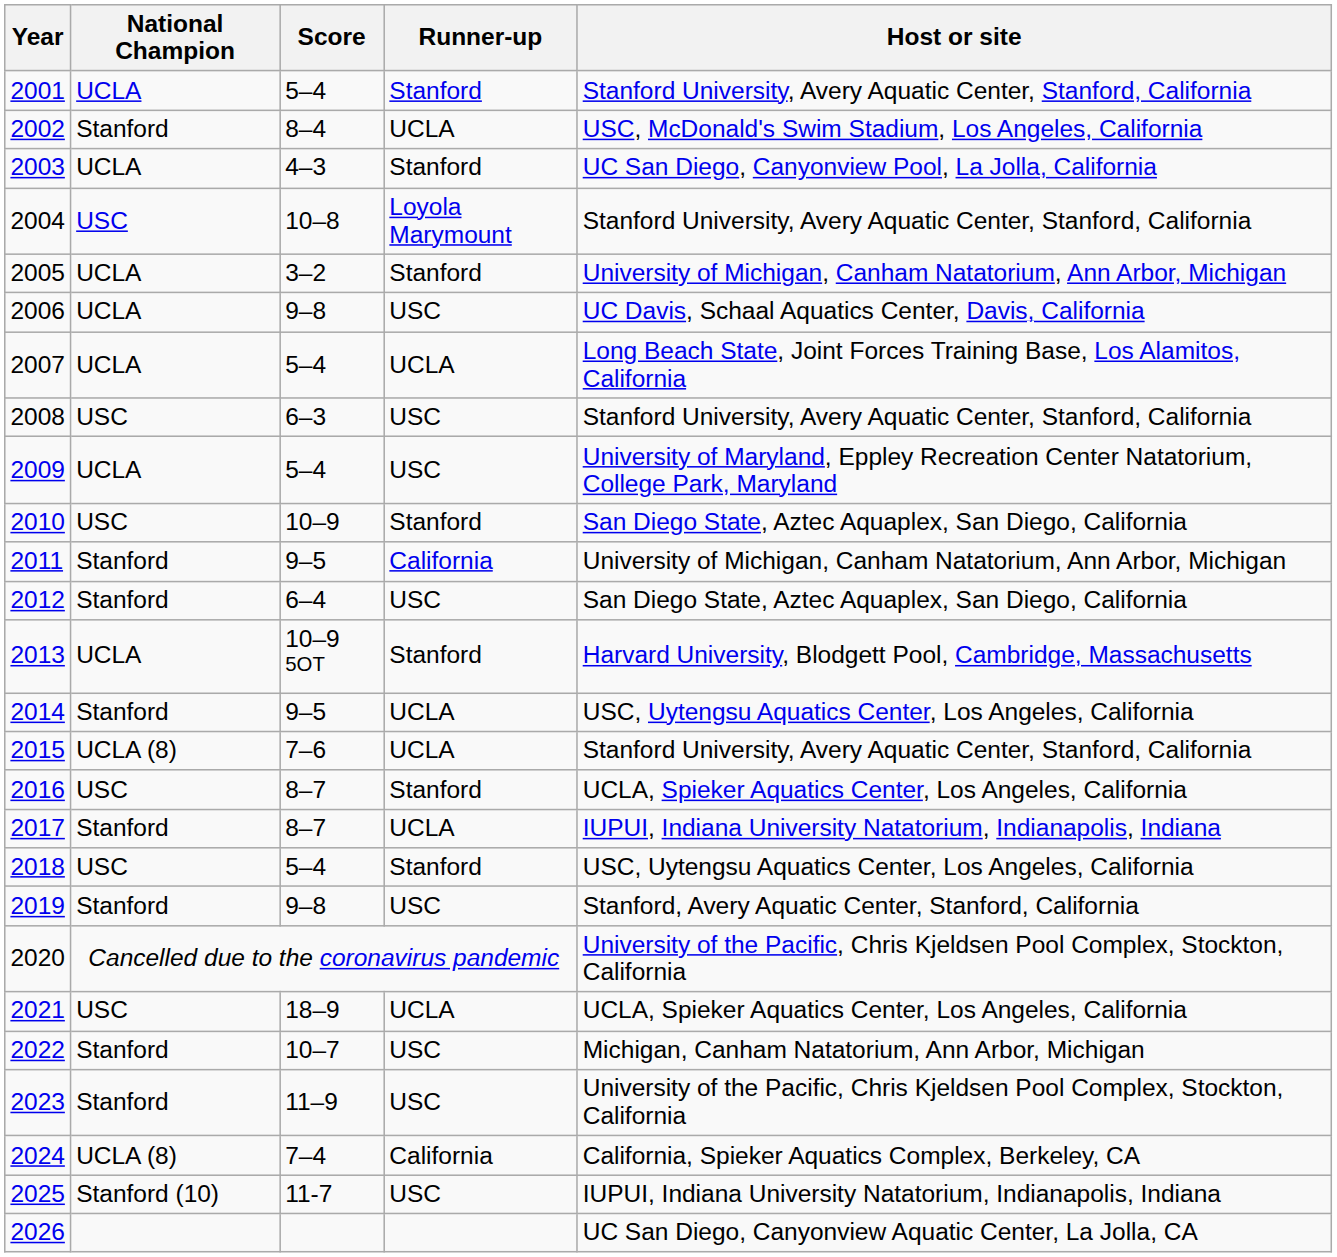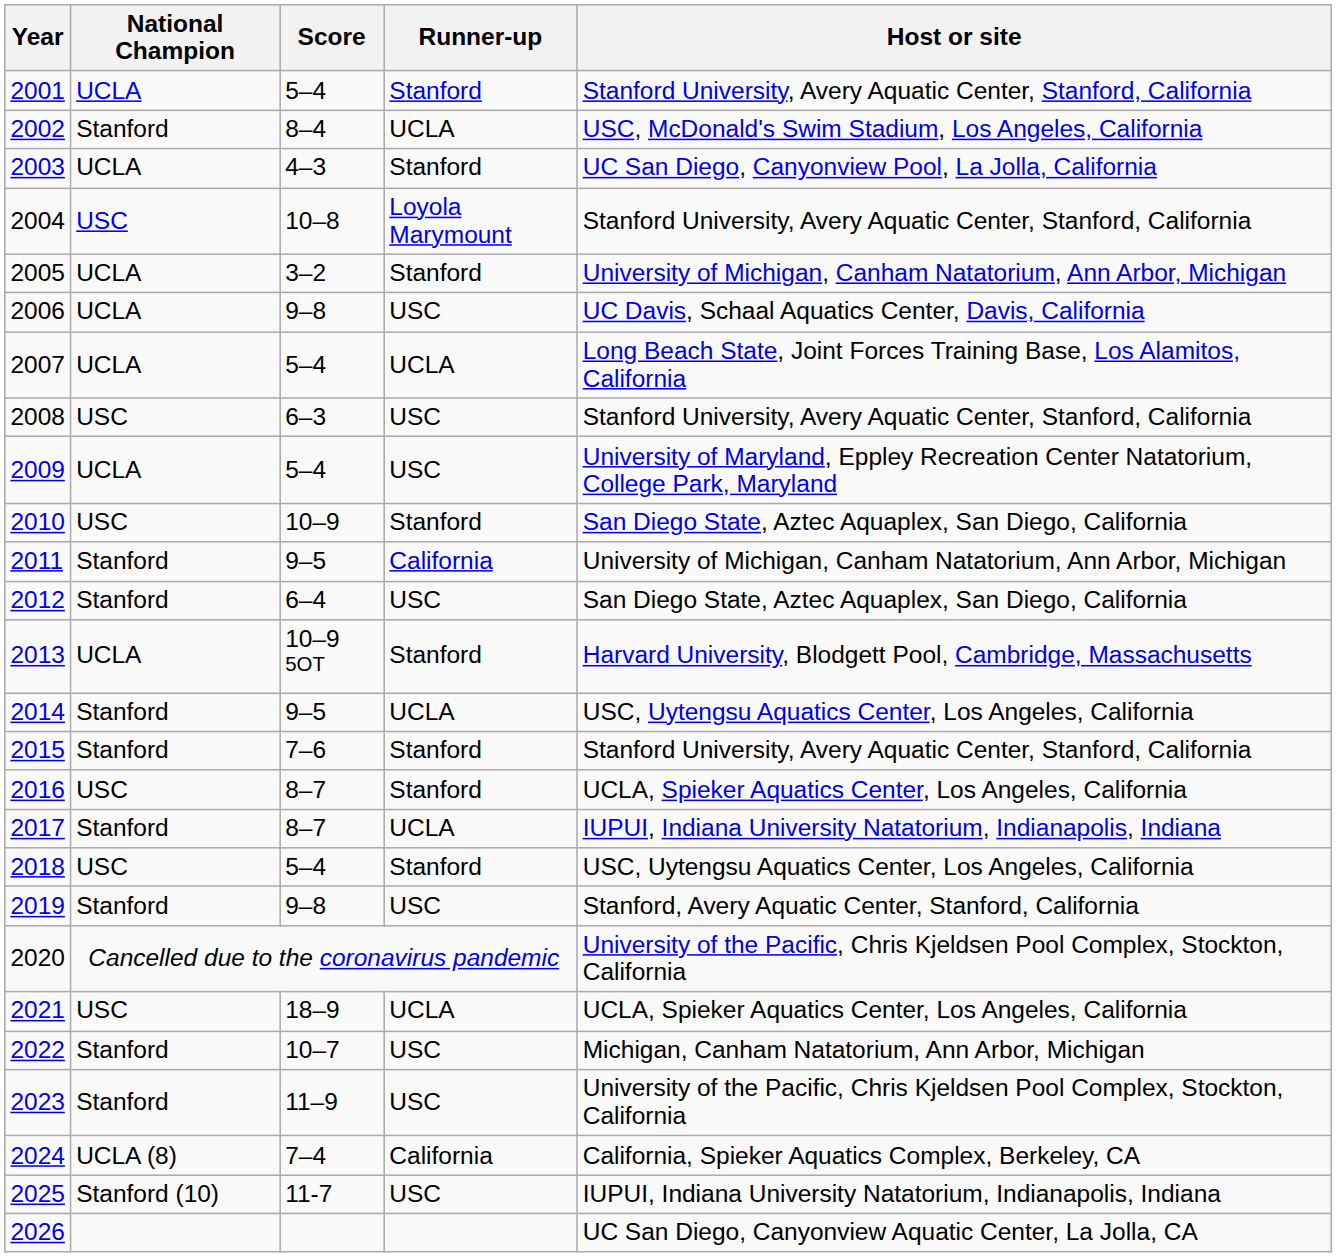(126, 750) UCLA (8) -> (122, 750) Stanford
(422, 750) UCLA -> (436, 750) Stanford
